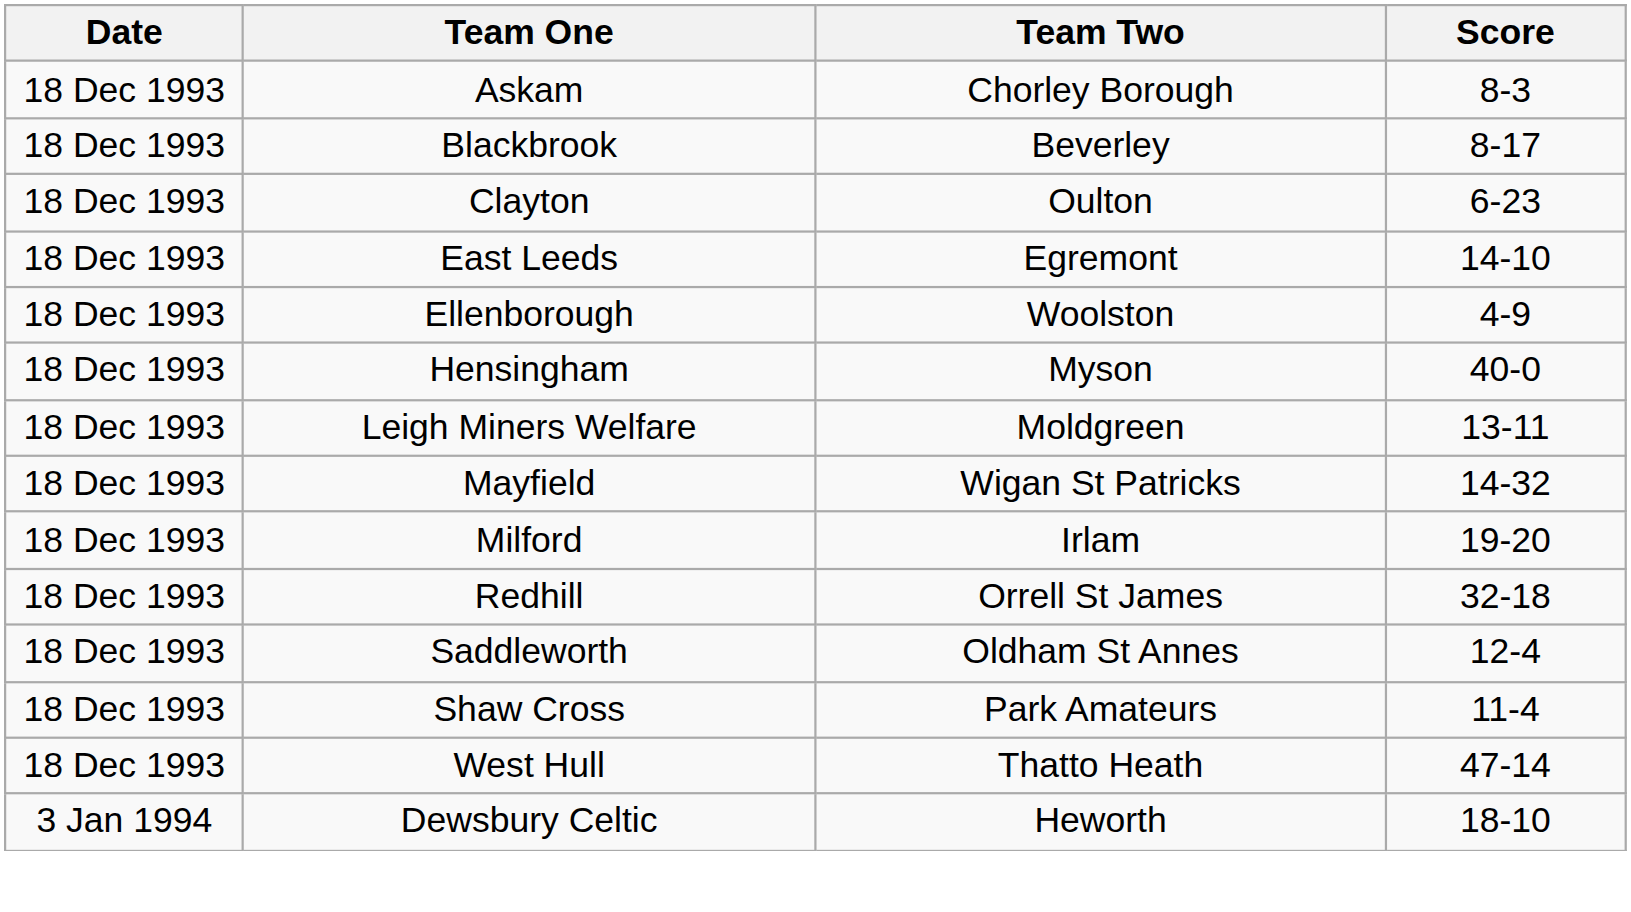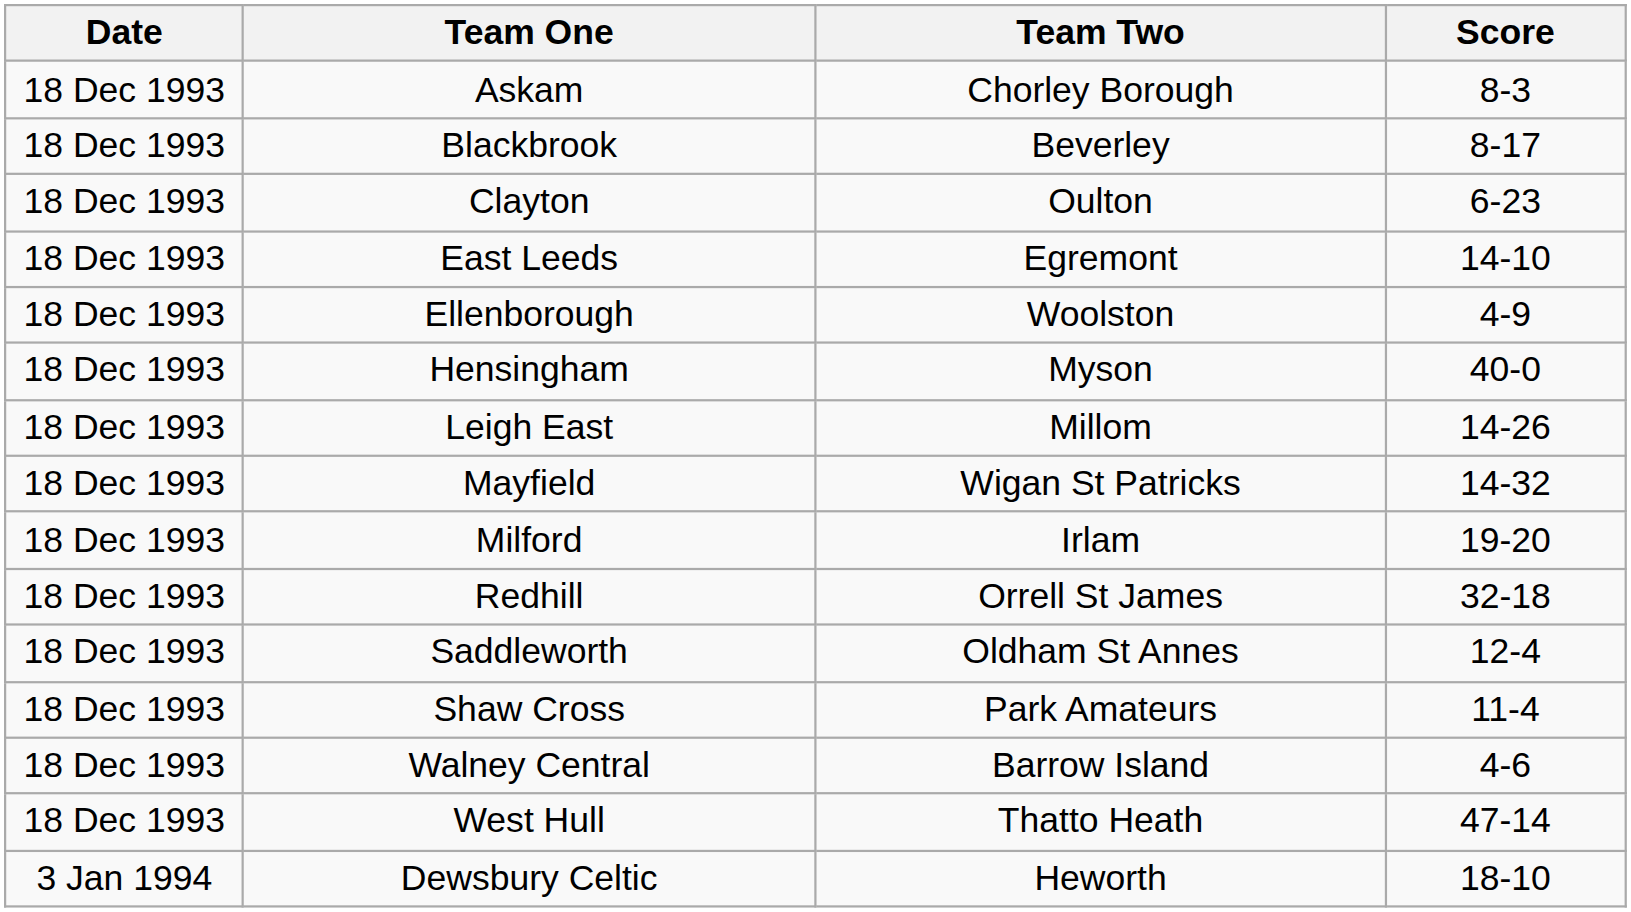+ row: (529, 426)
- row: (529, 426)
+ row: (529, 764)
